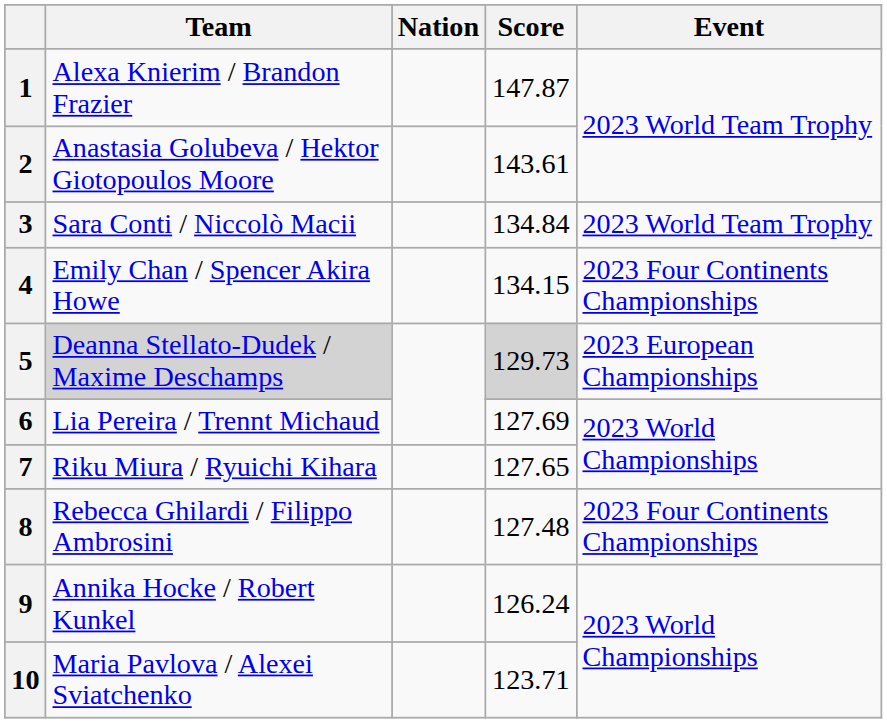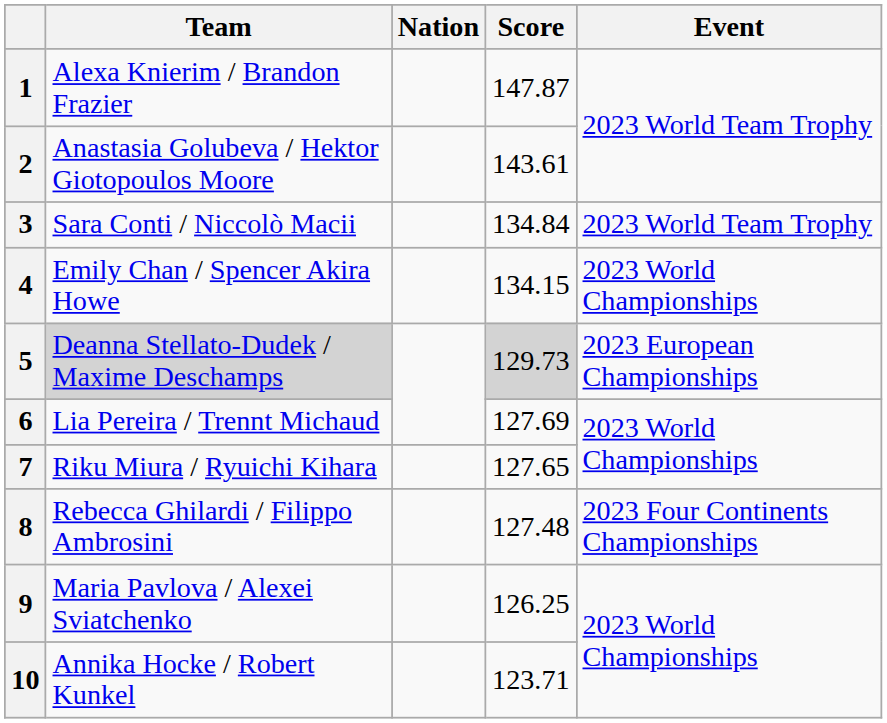(705, 284) 2023 Four Continents Championships -> (670, 284) 2023 World Championships
(184, 603) Annika Hocke / Robert Kunkel -> (183, 603) Maria Pavlova / Alexei Sviatchenko
(531, 603) 126.24 -> (531, 603) 126.25
(183, 679) Maria Pavlova / Alexei Sviatchenko -> (184, 679) Annika Hocke / Robert Kunkel
